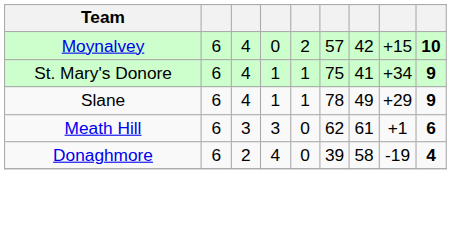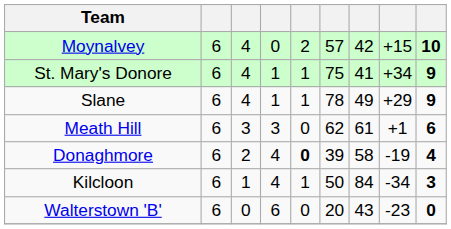(305, 155) normal -> (305, 155) bold
+ row: (103, 182)
+ row: (103, 210)
